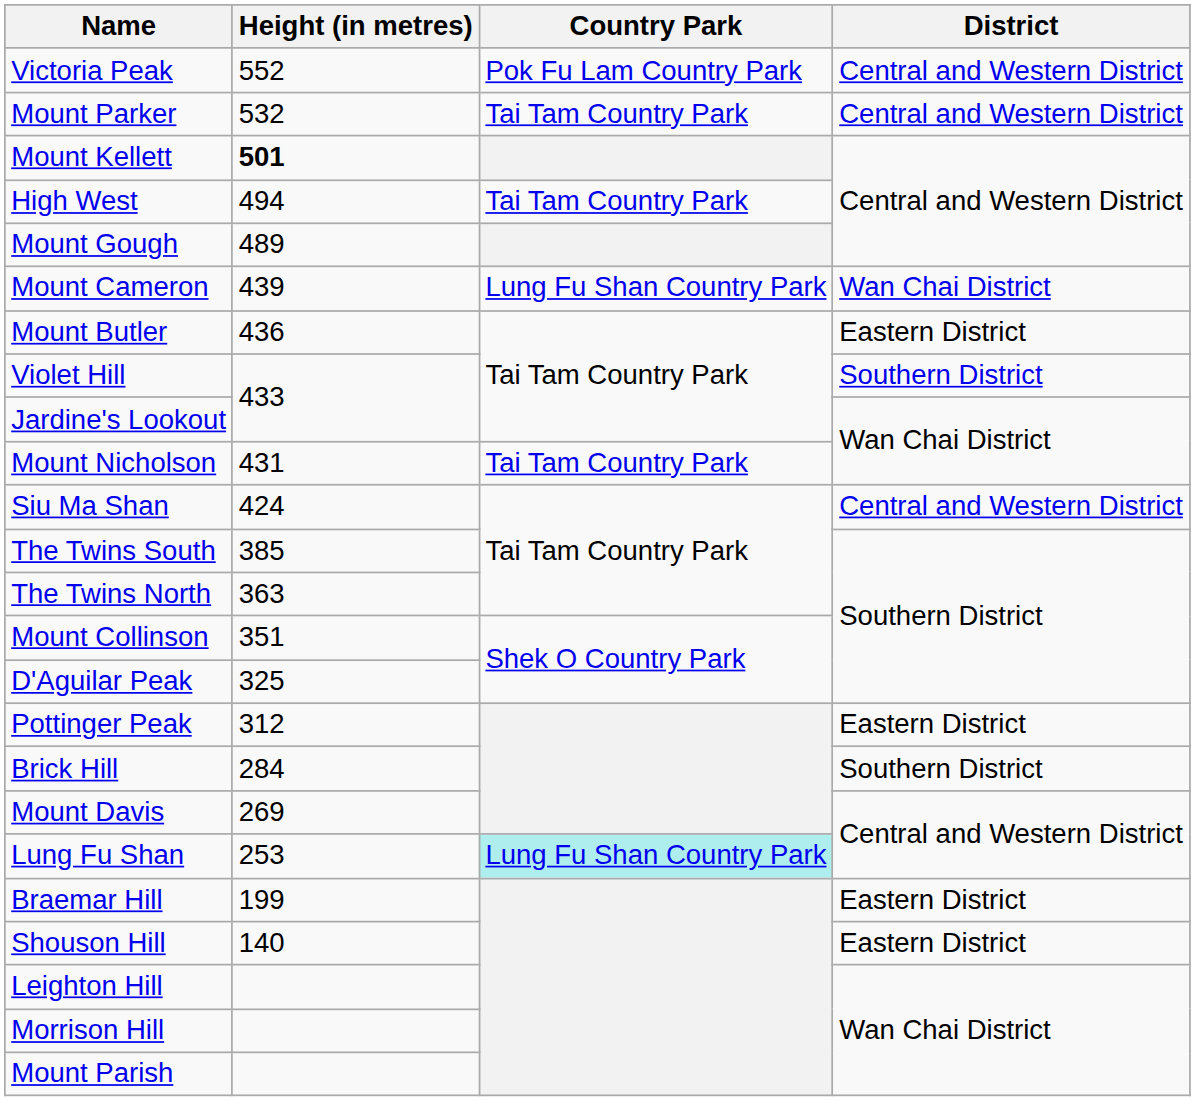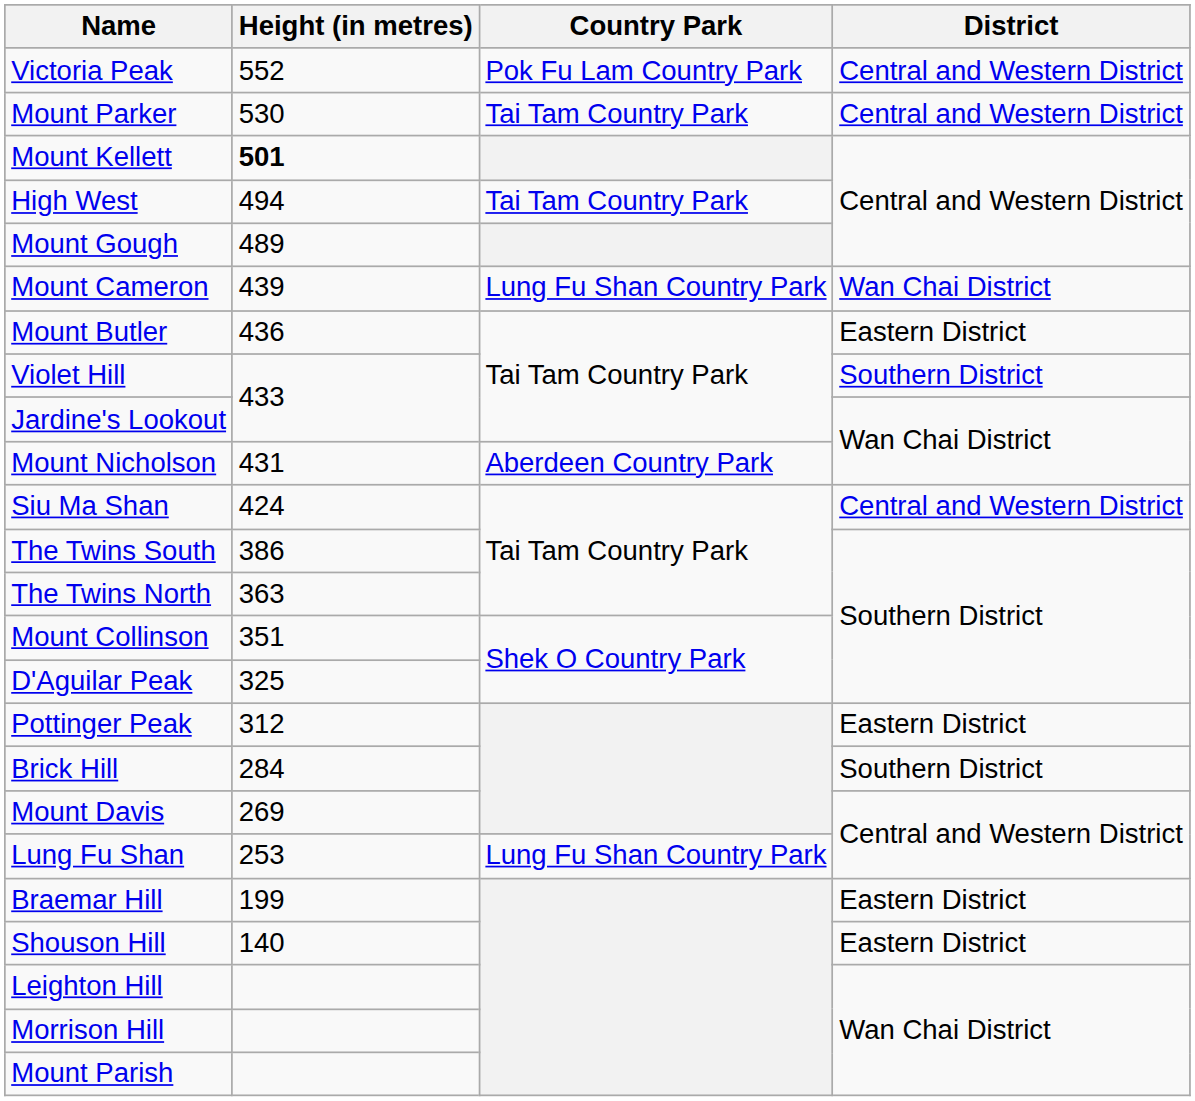(262, 113) 532 -> (262, 113) 530
(617, 462) Tai Tam Country Park -> (629, 462) Aberdeen Country Park
(262, 550) 385 -> (262, 550) 386
(656, 855) paleturquoise background -> (656, 855) no background
